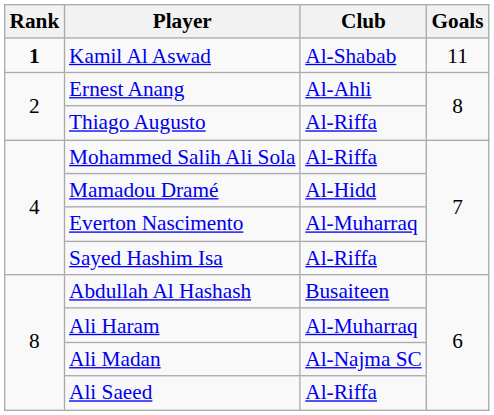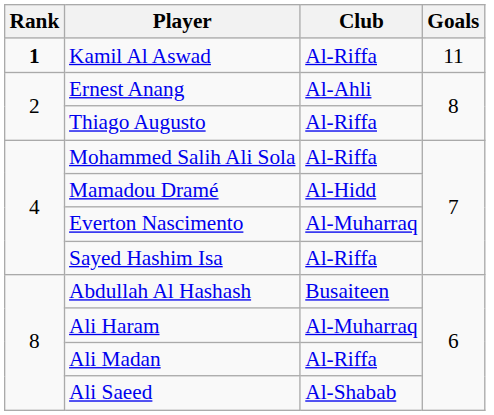(351, 55) Al-Shabab -> (341, 55) Al-Riffa
(363, 358) Al-Najma SC -> (341, 358) Al-Riffa
(341, 392) Al-Riffa -> (351, 392) Al-Shabab
